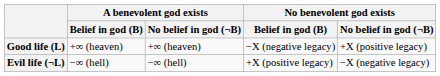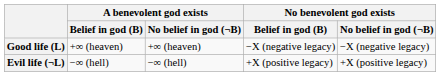(383, 46) +X (positive legacy) -> (385, 46) −X (negative legacy)
(385, 63) −X (negative legacy) -> (383, 63) +X (positive legacy)
